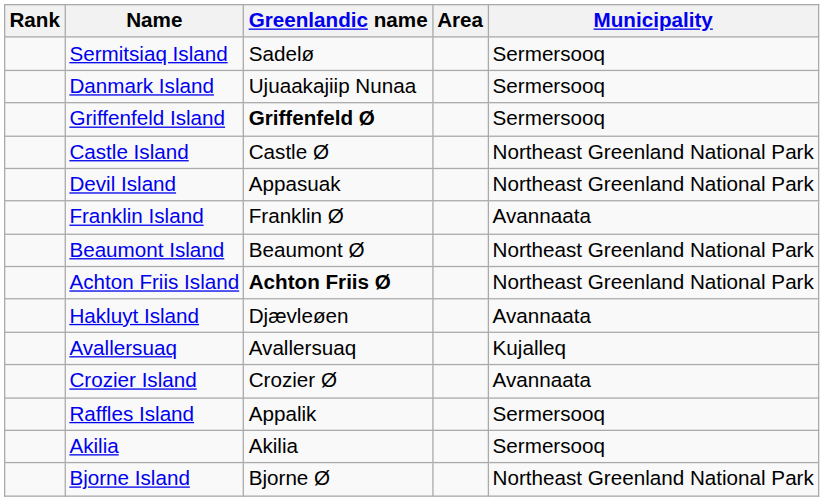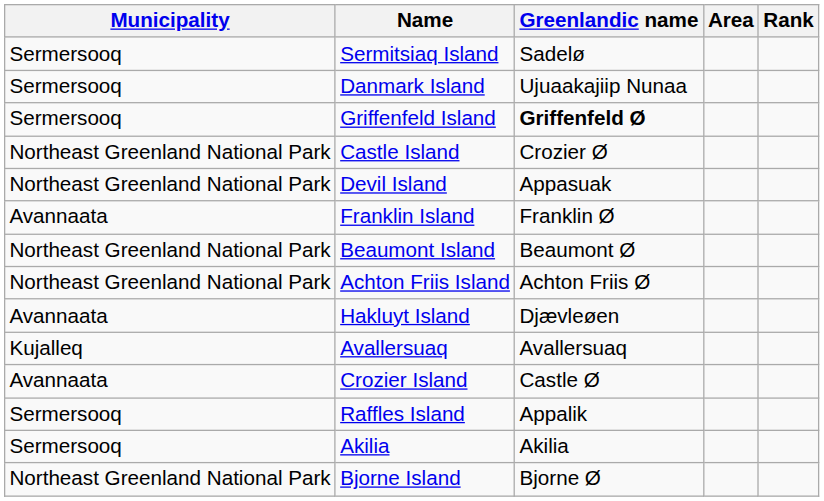columns swapped: (35, 20) <-> (653, 20)
(289, 151) Castle Ø -> (564, 151) Crozier Ø
(320, 282) bold -> (585, 282) normal
(293, 380) Crozier Ø -> (560, 380) Castle Ø
